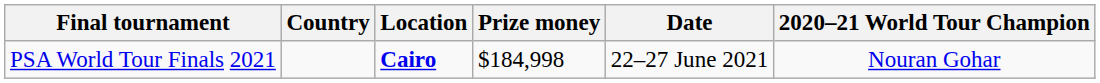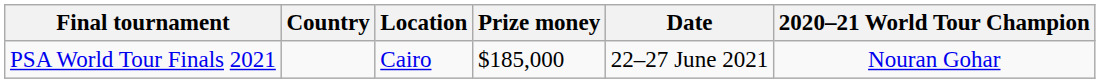(408, 59) bold -> (406, 59) normal
(521, 59) $184,998 -> (521, 59) $185,000
